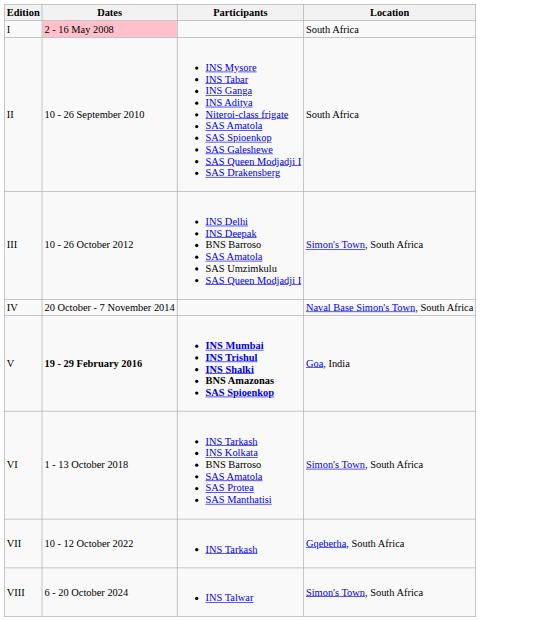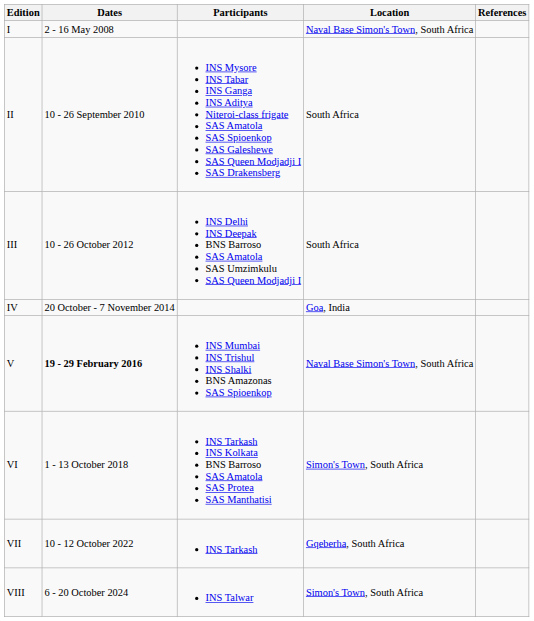+ column: (502, 12)
(79, 29) pink background -> (79, 29) no background
(332, 29) South Africa -> (390, 29) Naval Base Simon's Town, South Africa
(364, 245) Simon's Town, South Africa -> (332, 245) South Africa
(390, 307) Naval Base Simon's Town, South Africa -> (328, 307) Goa, India
(240, 369) bold -> (240, 369) normal
(328, 363) Goa, India -> (390, 363) Naval Base Simon's Town, South Africa
